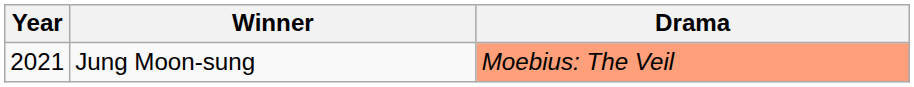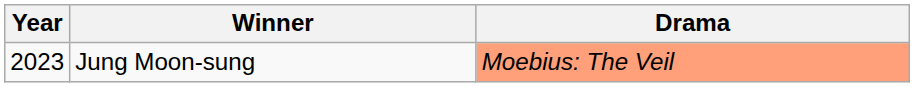(37, 61) 2021 -> (37, 61) 2023
